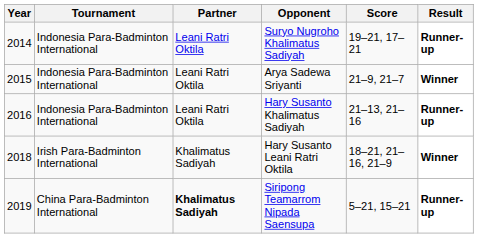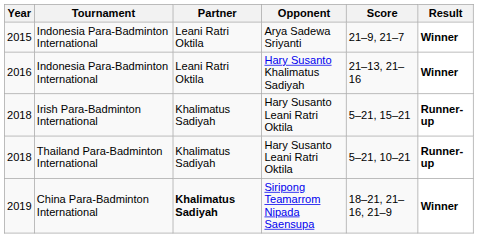- row: (19, 43)
(442, 115) Runner-up -> (439, 73) Winner
(376, 158) 18–21, 21–16, 21–9 -> (380, 115) 5–21, 15–21
(439, 158) Winner -> (442, 115) Runner-up
+ row: (19, 158)
(380, 206) 5–21, 15–21 -> (376, 206) 18–21, 21–16, 21–9
(442, 206) Runner-up -> (439, 206) Winner
